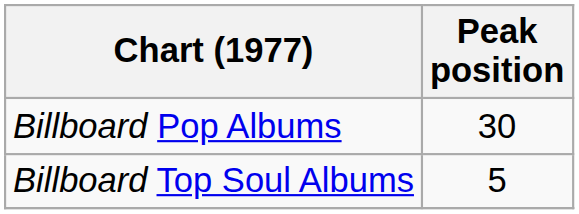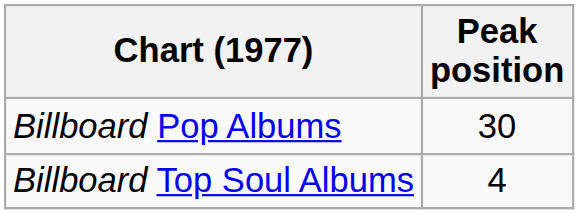(497, 180) 5 -> (497, 180) 4
